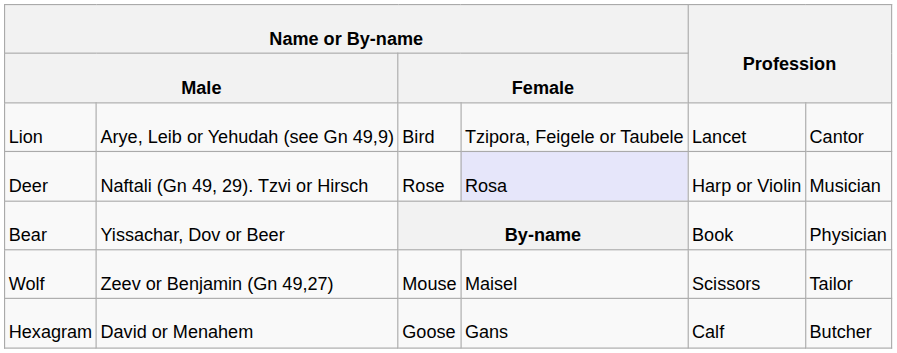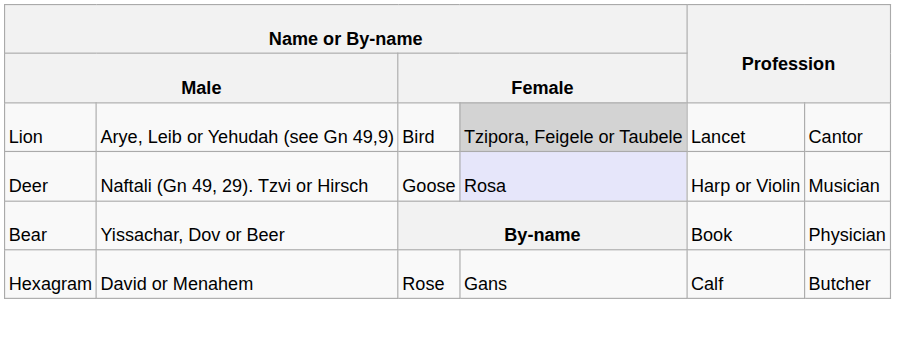(574, 137) no background -> (573, 137) lightgrey background
(423, 186) Rose -> (429, 186) Goose
- row: (27, 284)
(429, 333) Goose -> (423, 284) Rose
